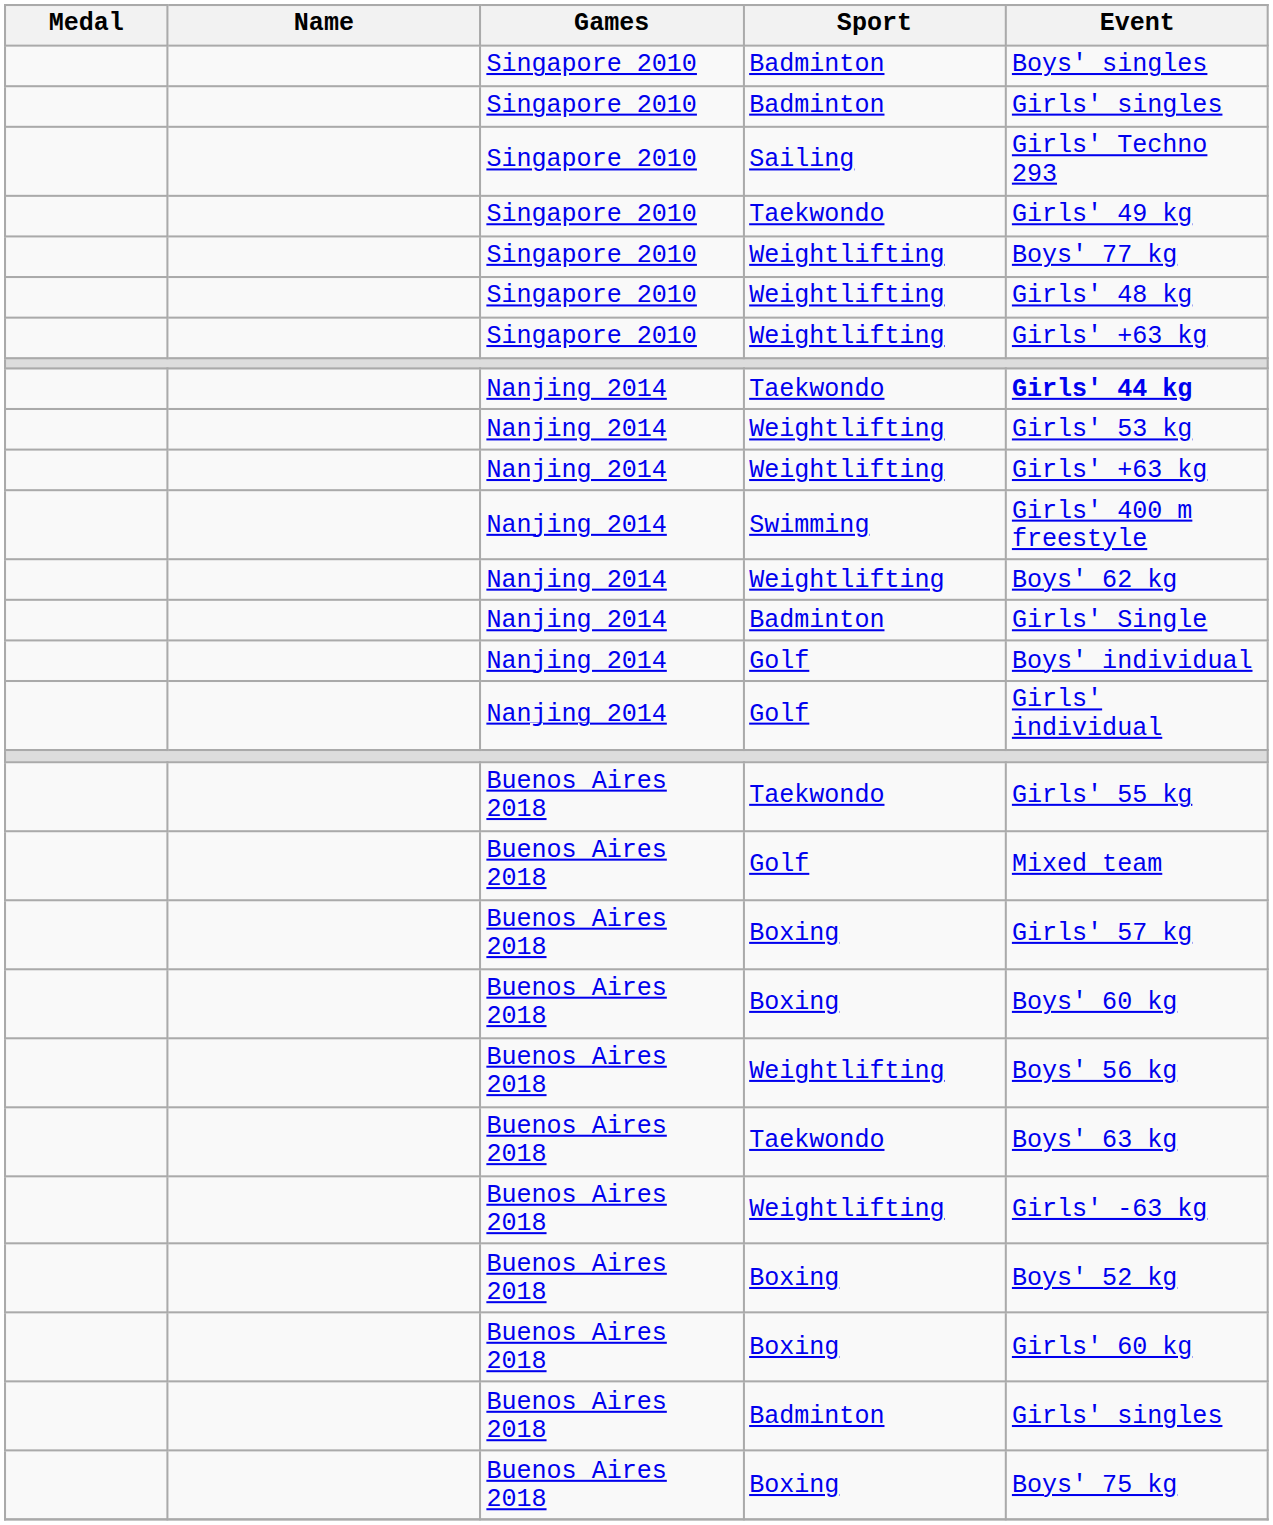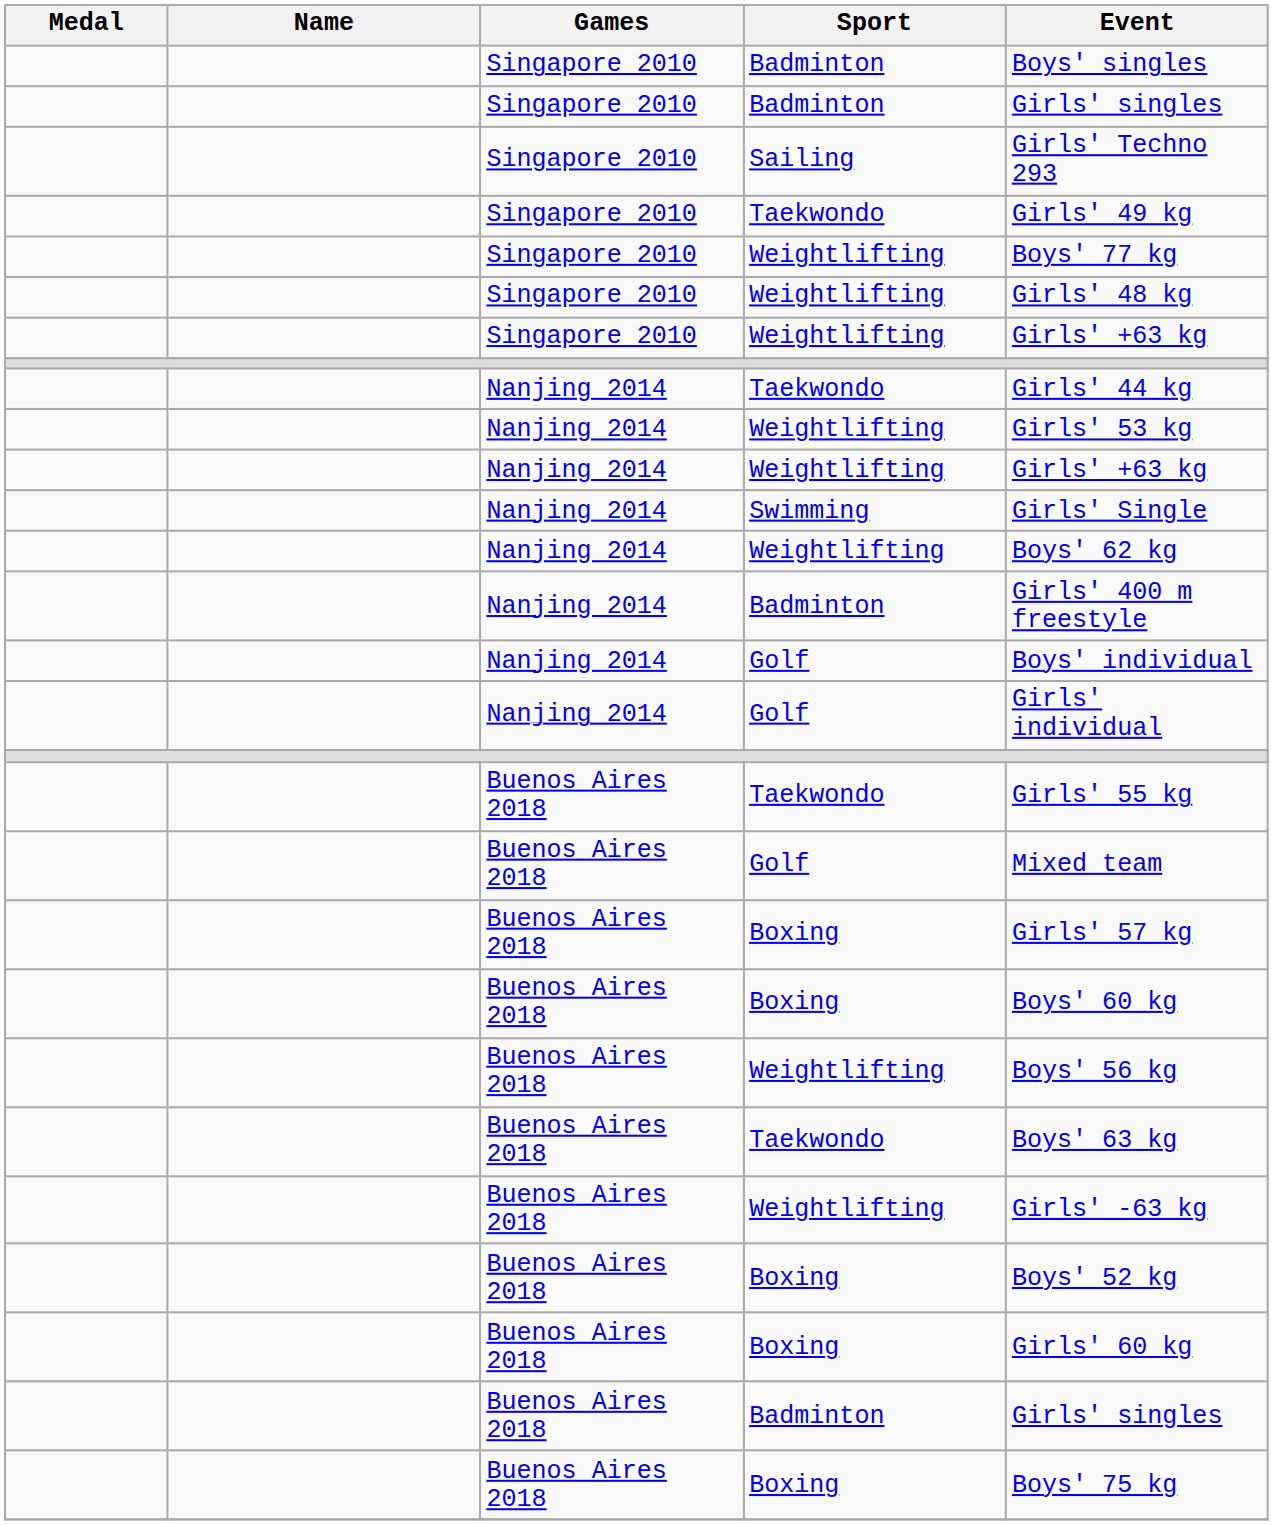(1102, 390) bold -> (1102, 390) normal
(1102, 525) Girls' 400 m freestyle -> (1110, 511) Girls' Single
(1110, 621) Girls' Single -> (1102, 606) Girls' 400 m freestyle
